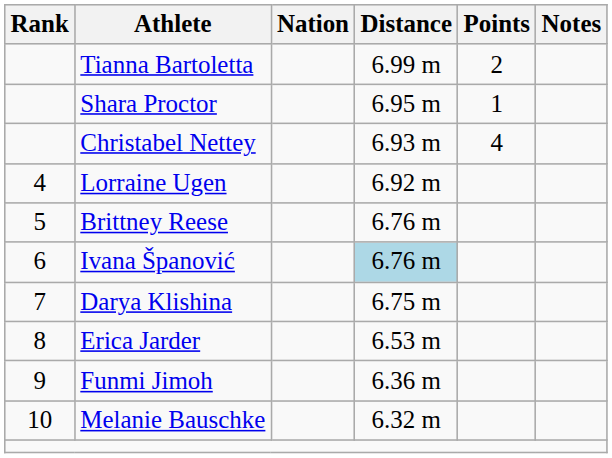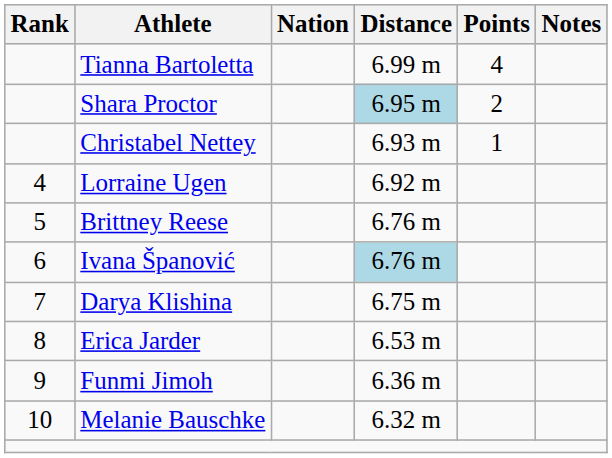(497, 63) 2 -> (497, 63) 4
(406, 103) no background -> (406, 103) lightblue background
(497, 103) 1 -> (497, 103) 2
(497, 143) 4 -> (497, 143) 1
